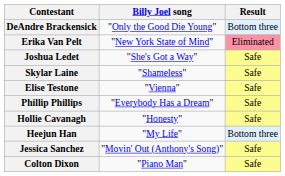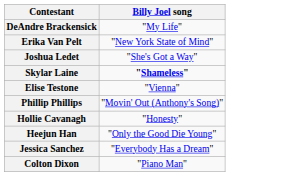- column: (253, 12)
(162, 27) "Only the Good Die Young" -> (162, 27) "My Life"
(162, 73) normal -> (162, 73) bold
(162, 103) "Everybody Has a Dream" -> (162, 103) "Movin' Out (Anthony's Song)"
(162, 133) "My Life" -> (162, 133) "Only the Good Die Young"
(162, 149) "Movin' Out (Anthony's Song)" -> (162, 149) "Everybody Has a Dream"
